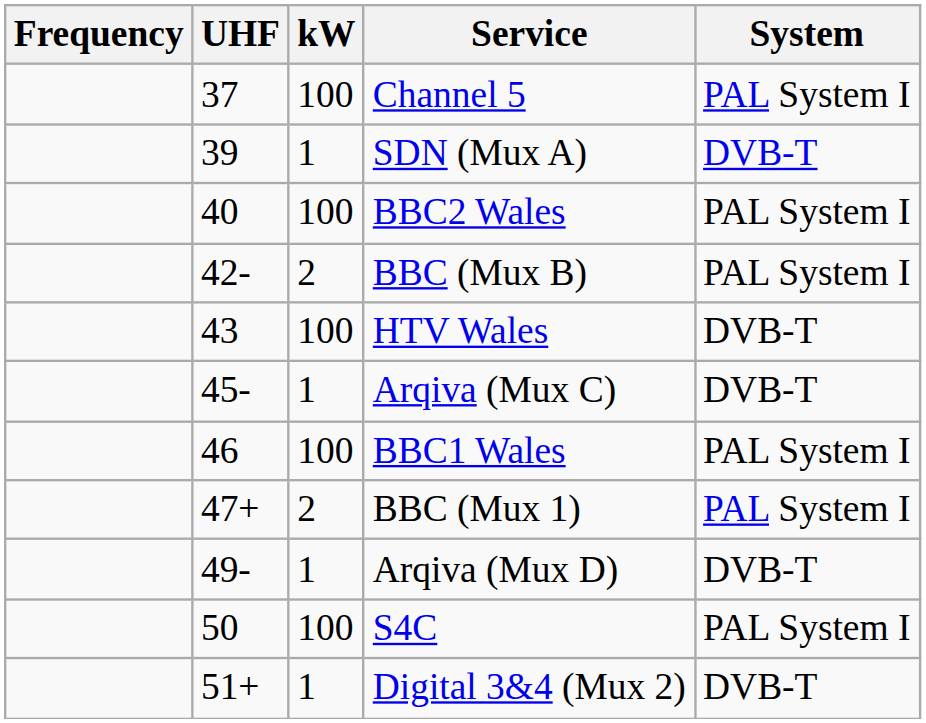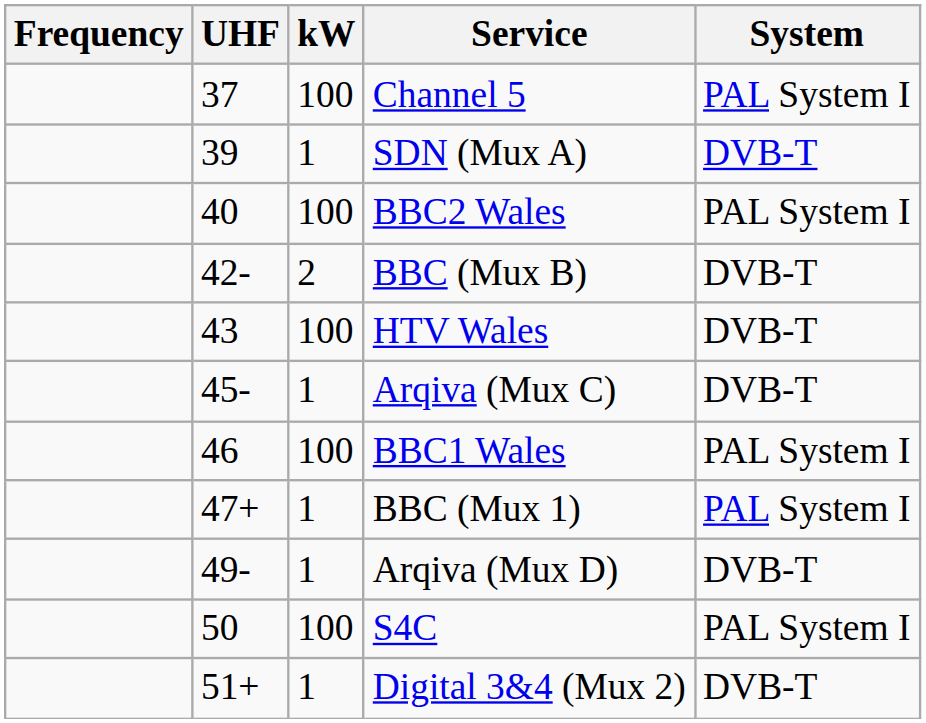(807, 271) PAL System I -> (760, 271) DVB-T
(307, 509) 2 -> (307, 509) 1
